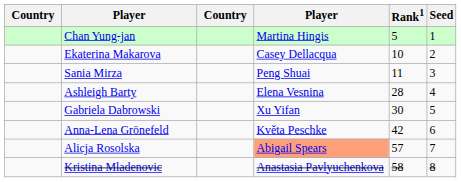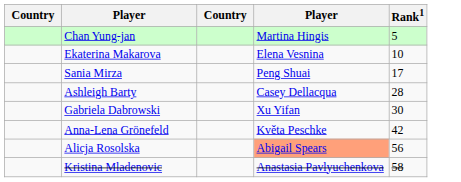- column: (441, 15)
(297, 54) Casey Dellacqua -> (290, 54) Elena Vesnina
(397, 73) 11 -> (397, 73) 17
(290, 92) Elena Vesnina -> (297, 92) Casey Dellacqua
(397, 148) 57 -> (397, 148) 56
